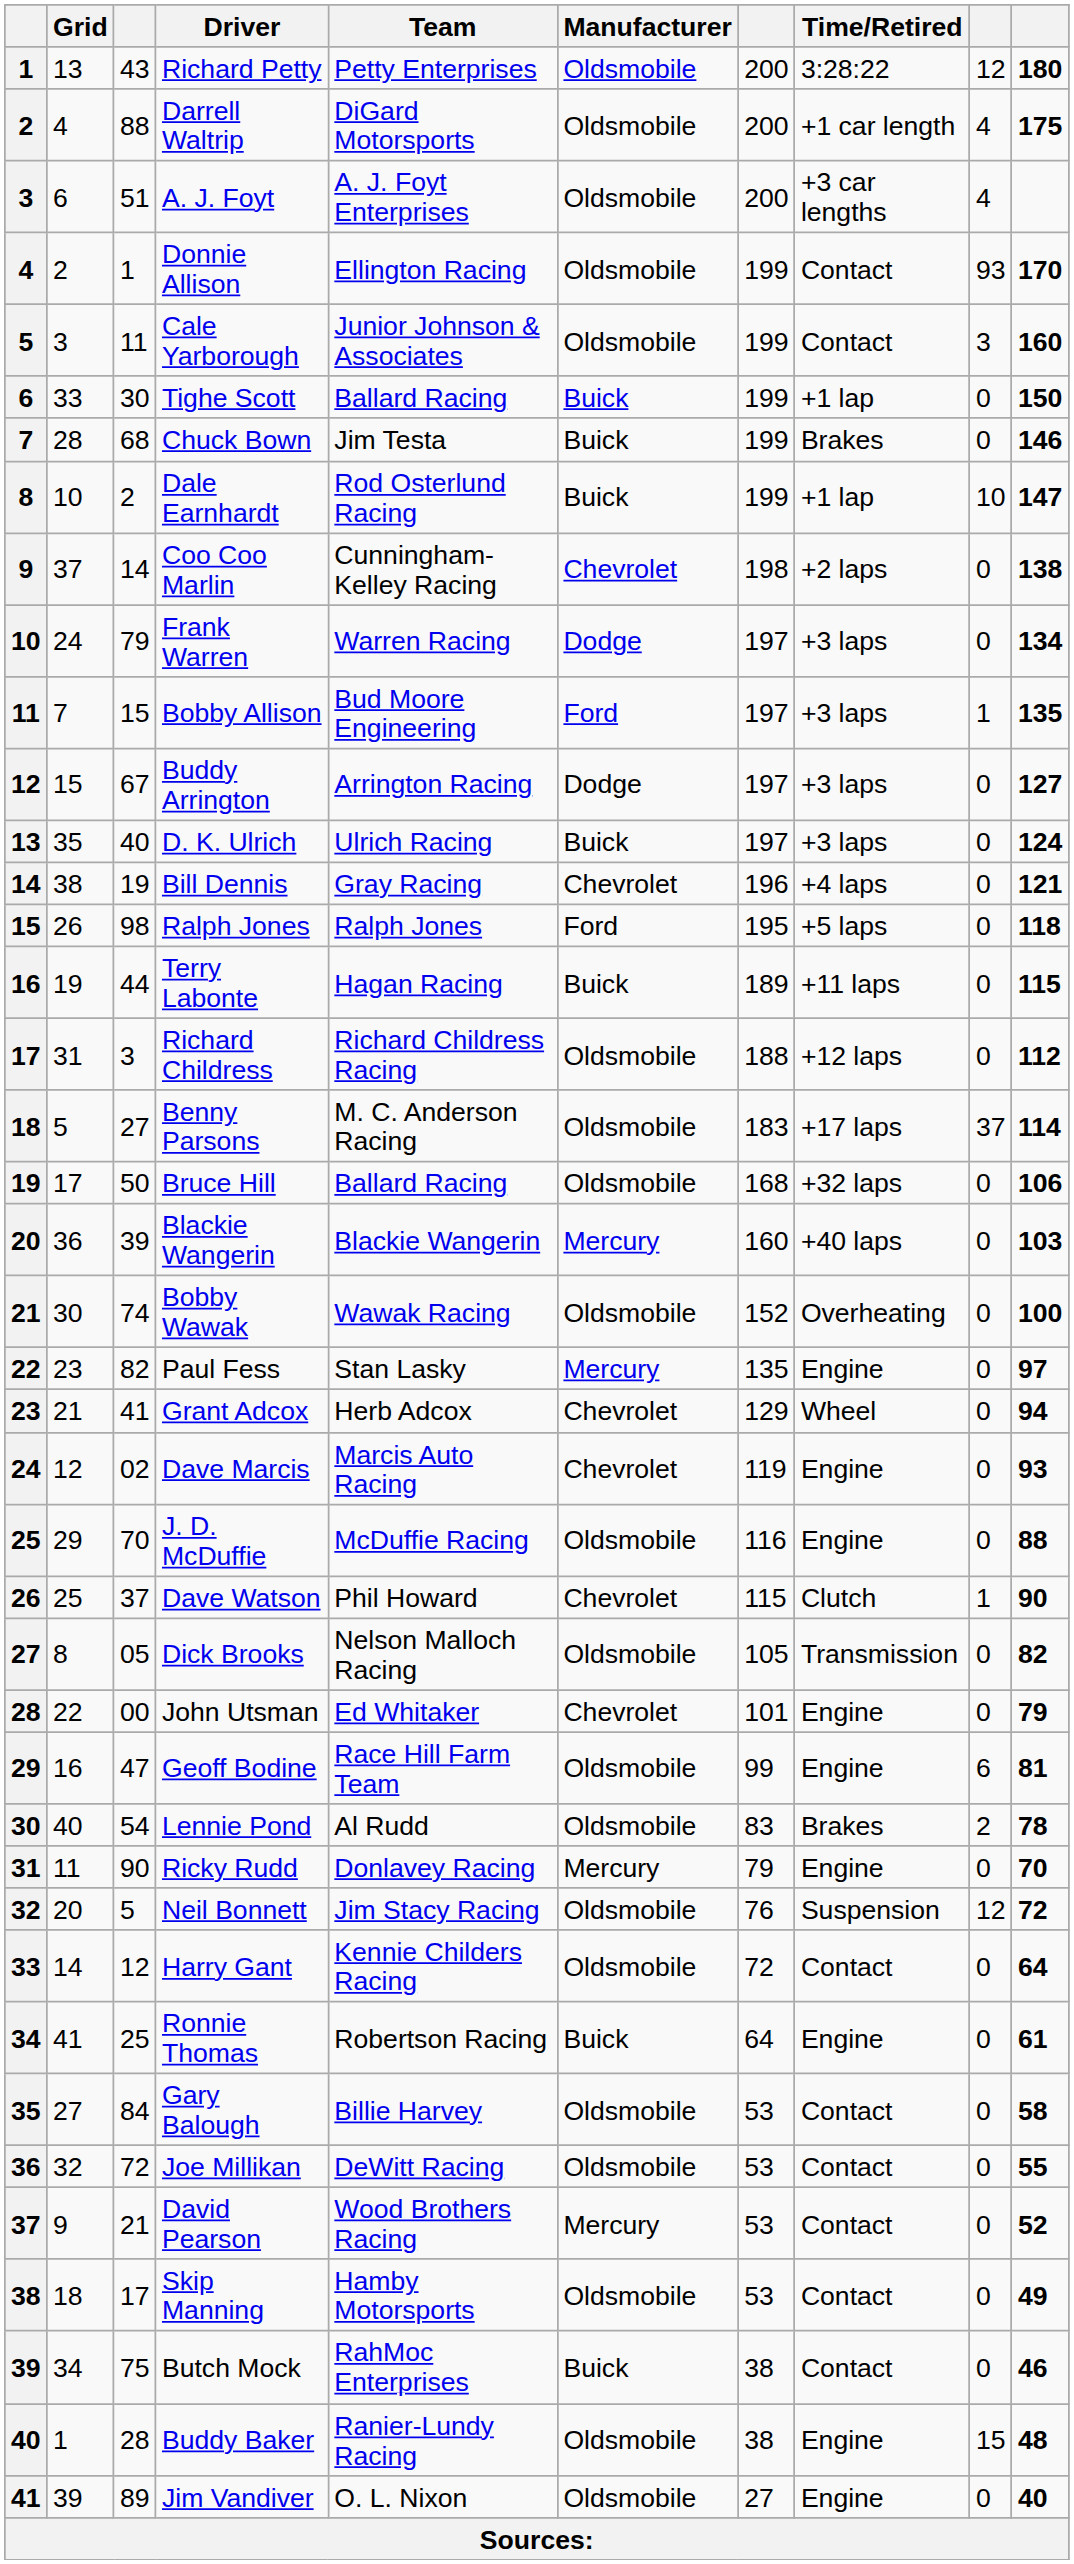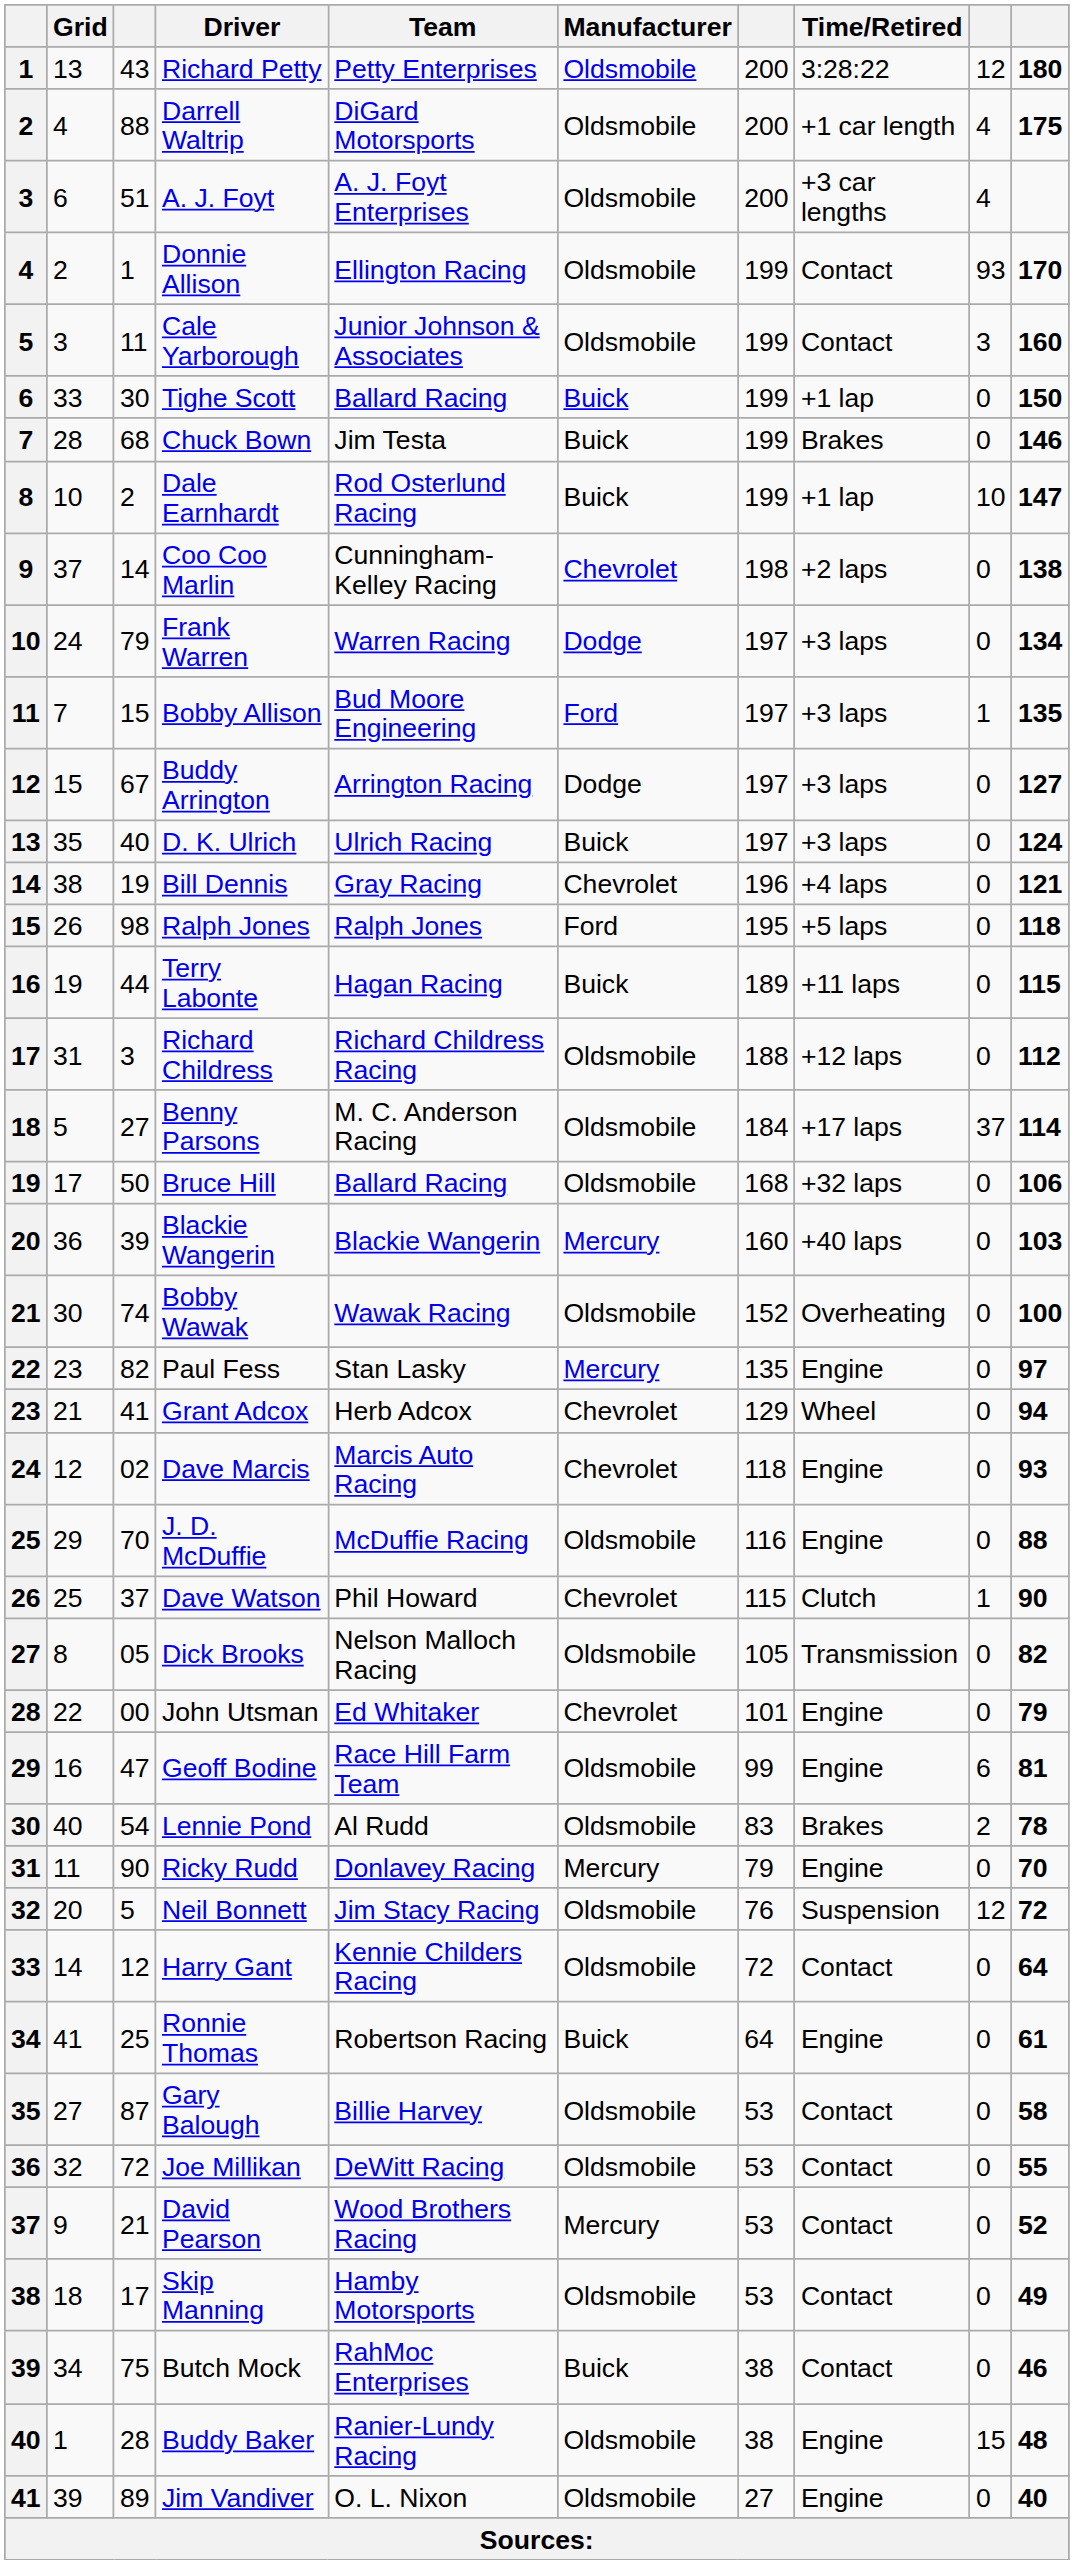(766, 1126) 183 -> (766, 1126) 184
(765, 1468) 119 -> (765, 1468) 118
(135, 2110) 84 -> (135, 2110) 87
